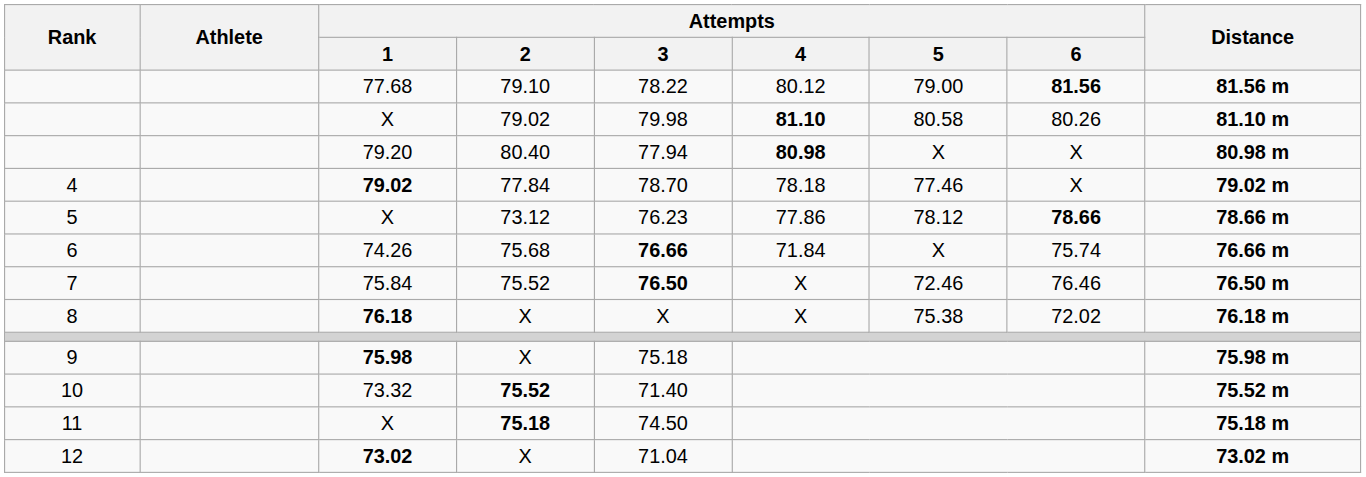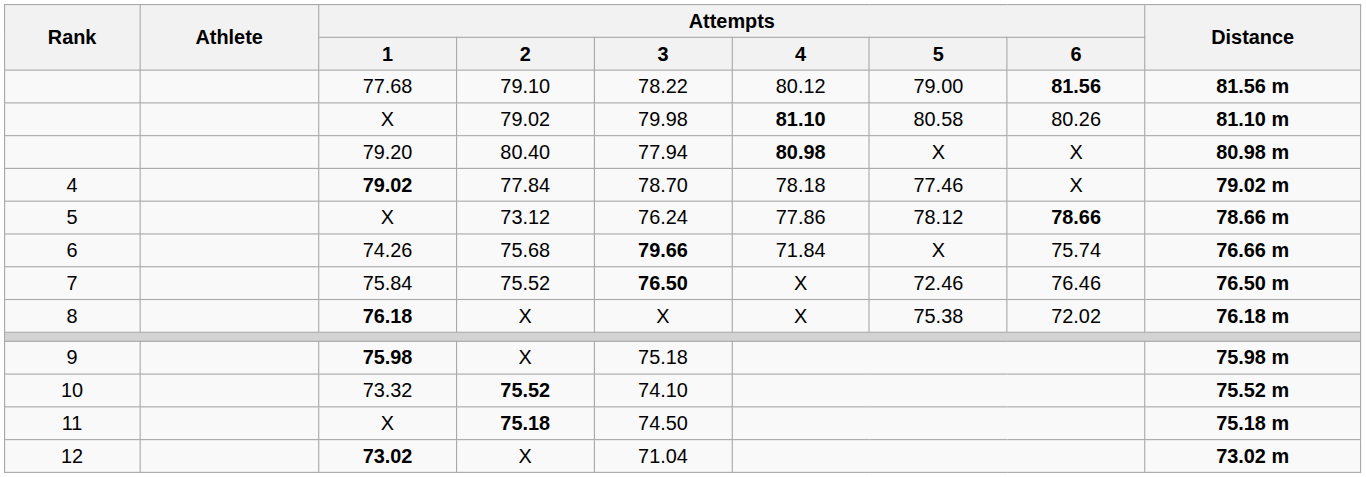(663, 217) 76.23 -> (663, 217) 76.24
(663, 250) 76.66 -> (663, 250) 79.66
(663, 390) 71.40 -> (663, 390) 74.10
